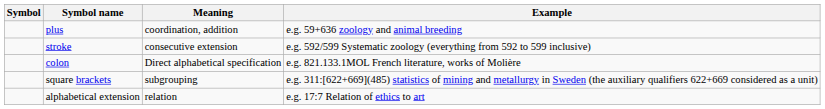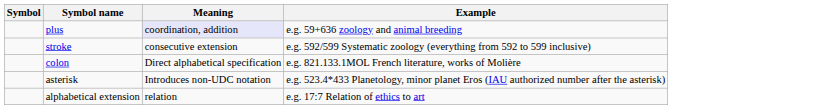(191, 29) no background -> (191, 29) lavender background
- row: (78, 79)
+ row: (62, 79)
